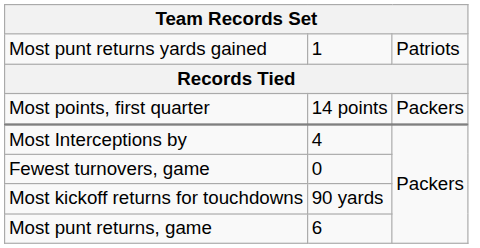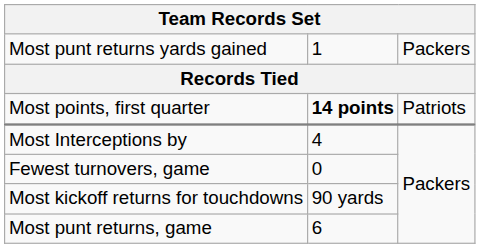(428, 49) Patriots -> (436, 49) Packers
(350, 108) normal -> (353, 108) bold
(430, 108) Packers -> (434, 108) Patriots
